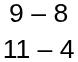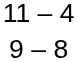rows swapped: (39, 49) <-> (39, 13)
